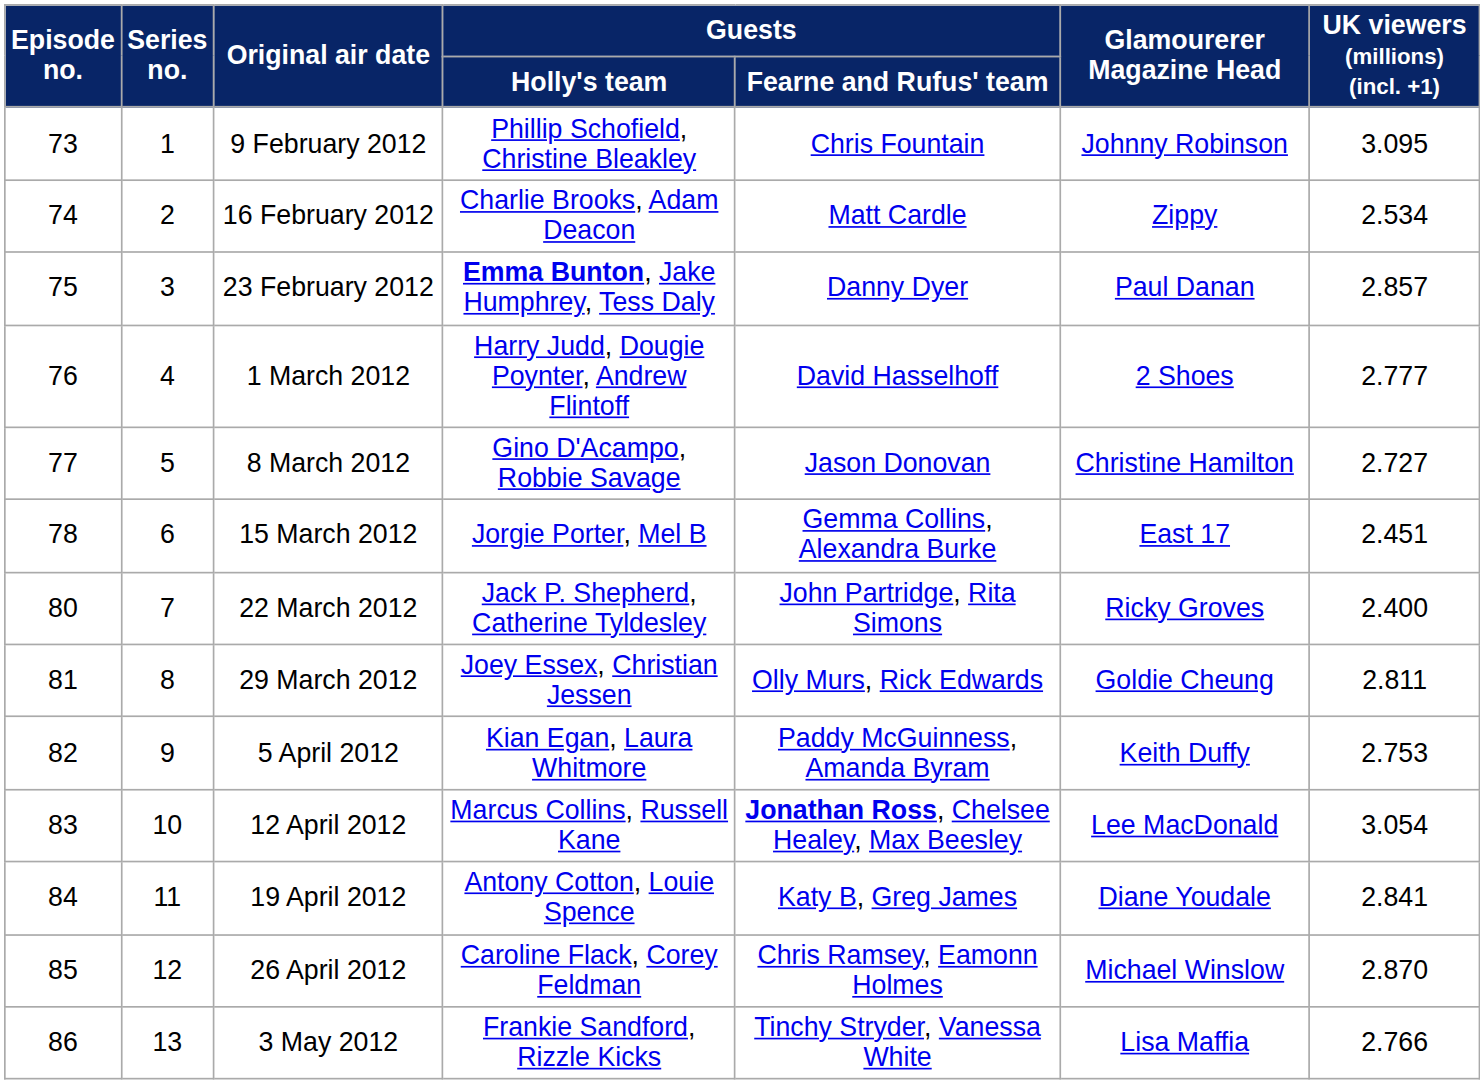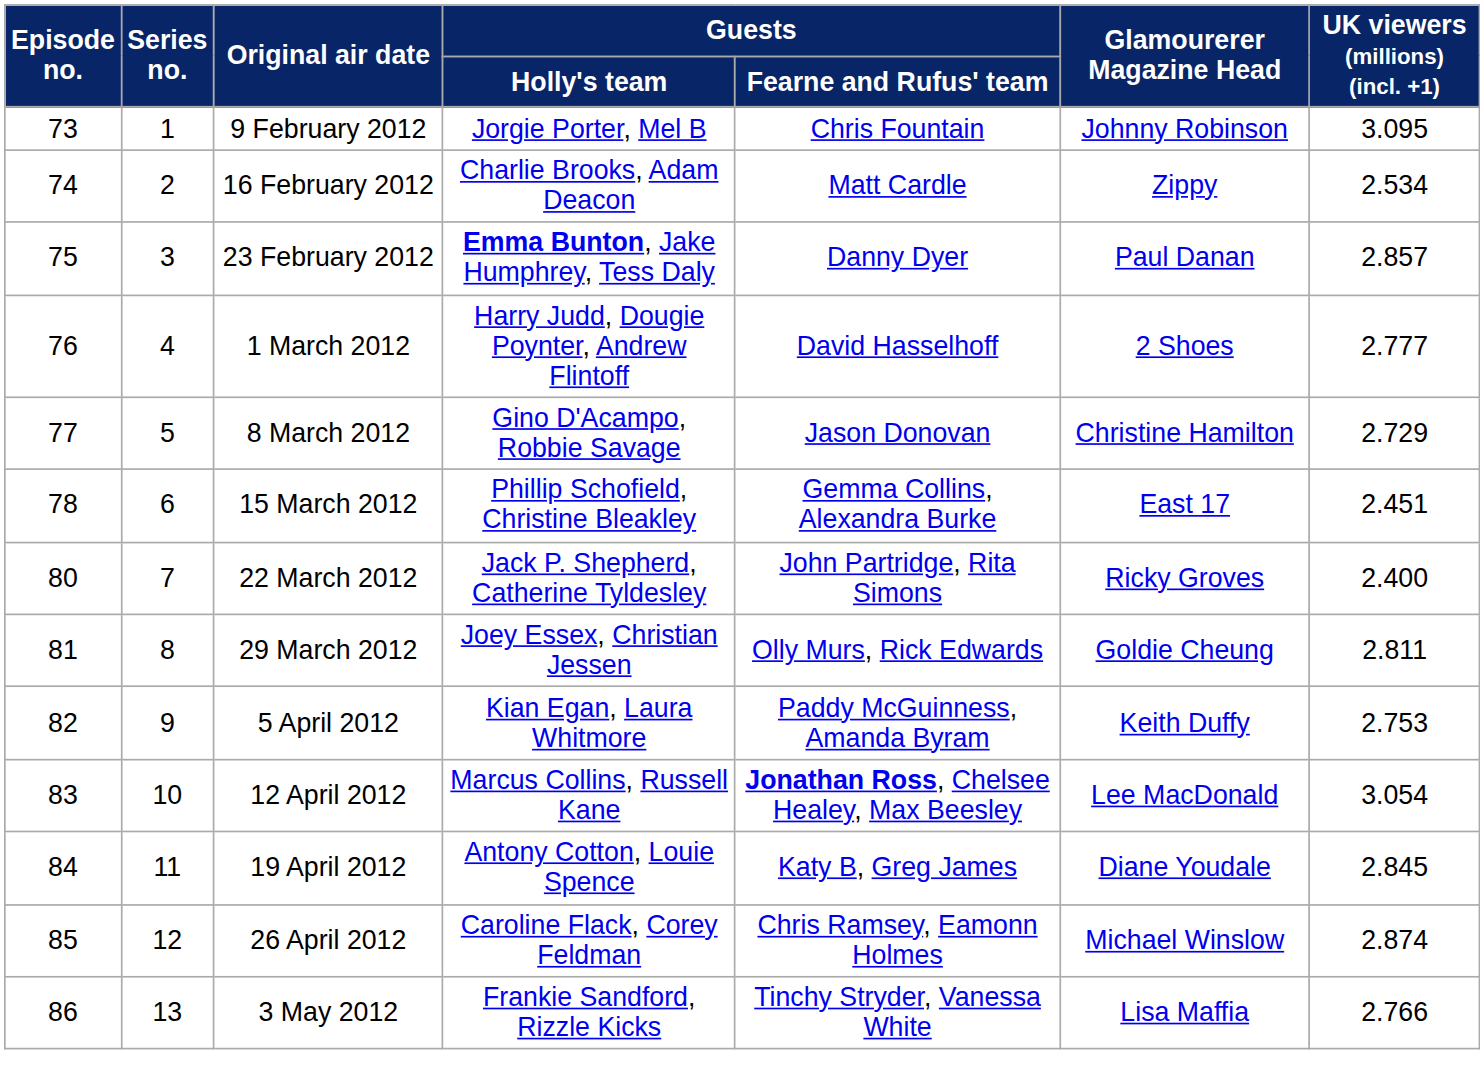(589, 143) Phillip Schofield, Christine Bleakley -> (589, 128) Jorgie Porter, Mel B
(1395, 463) 2.727 -> (1395, 432) 2.729
(589, 535) Jorgie Porter, Mel B -> (589, 505) Phillip Schofield, Christine Bleakley
(1395, 897) 2.841 -> (1395, 867) 2.845
(1395, 970) 2.870 -> (1395, 940) 2.874
